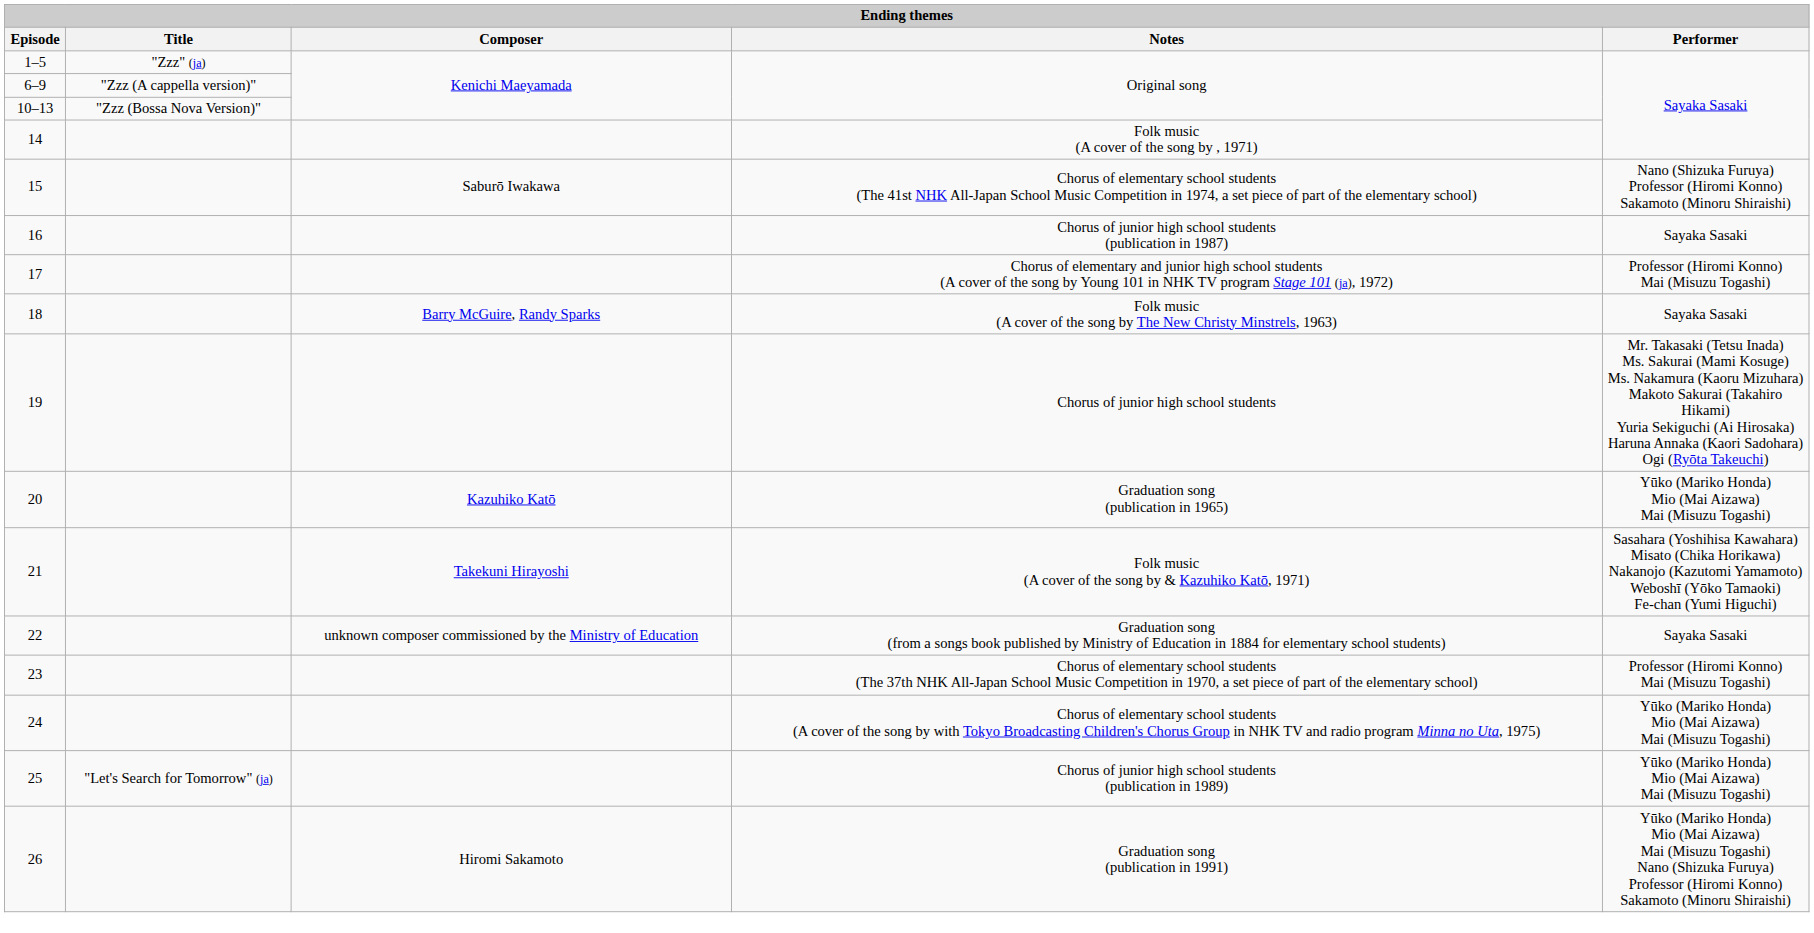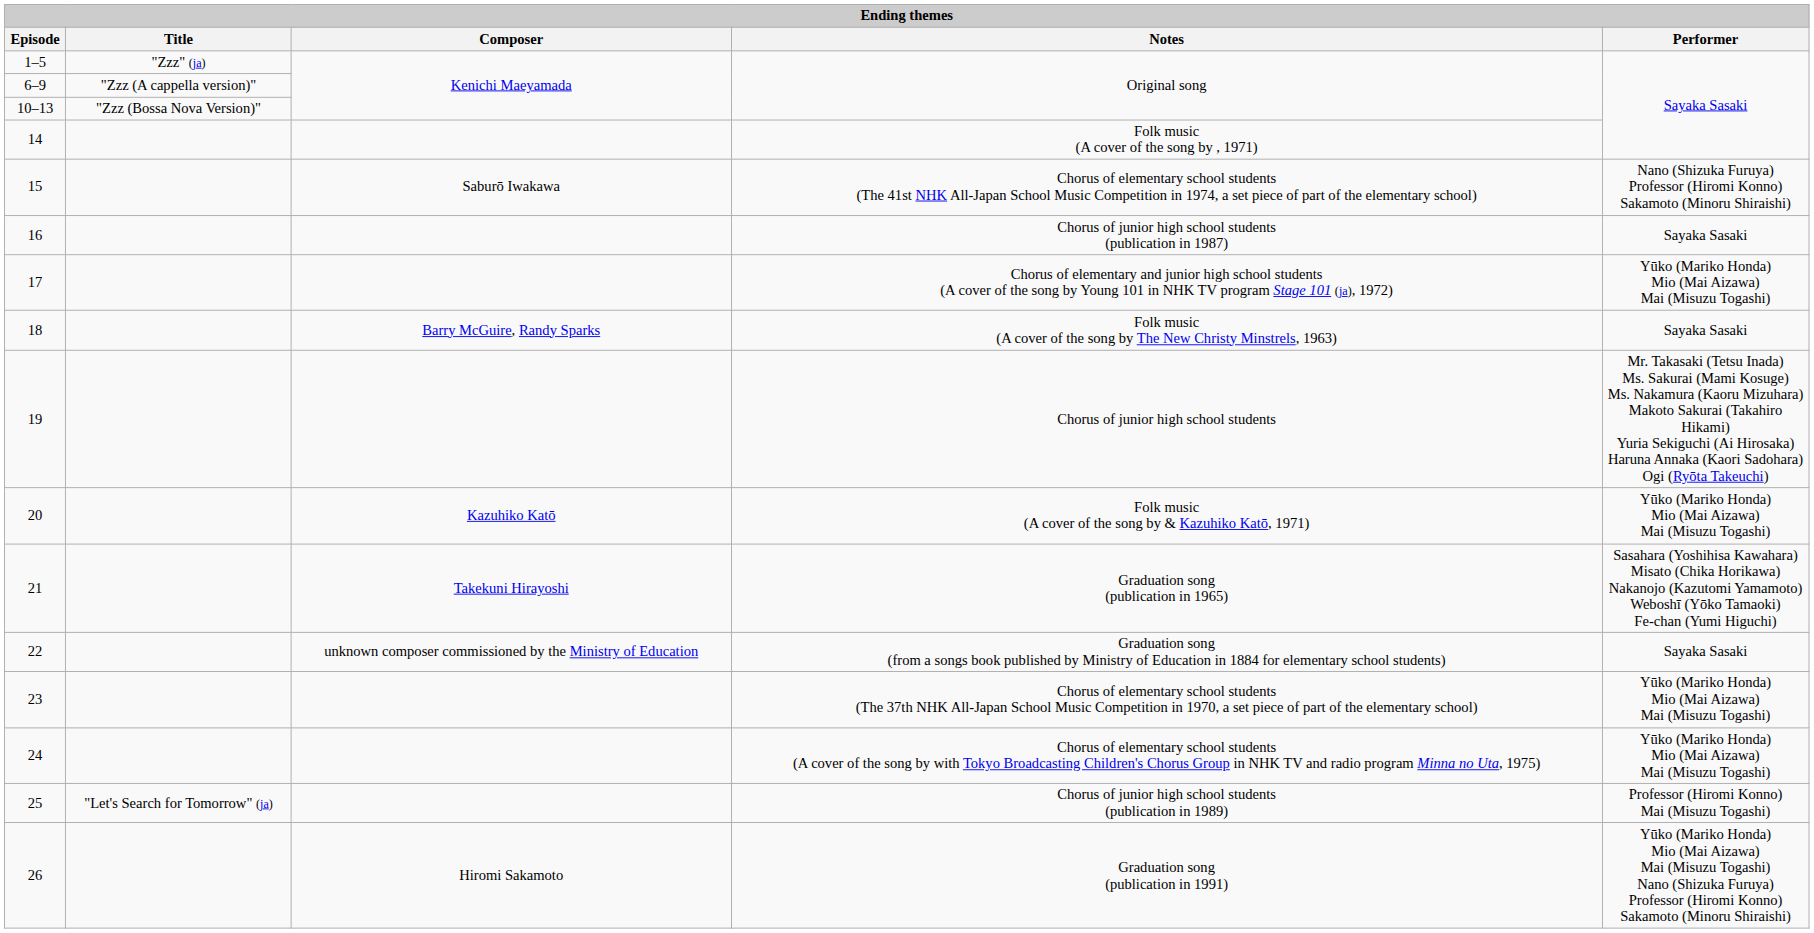(1706, 274) Professor (Hiromi Konno) Mai (Misuzu Togashi) -> (1706, 282) Yūko (Mariko Honda) Mio (Mai Aizawa) Mai (Misuzu Togashi)
(1167, 499) Graduation song (publication in 1965) -> (1167, 515) Folk music (A cover of the song by & Kazuhiko Katō, 1971)
(1167, 571) Folk music (A cover of the song by & Kazuhiko Katō, 1971) -> (1167, 587) Graduation song (publication in 1965)
(1706, 675) Professor (Hiromi Konno) Mai (Misuzu Togashi) -> (1706, 699) Yūko (Mariko Honda) Mio (Mai Aizawa) Mai (Misuzu Togashi)
(1706, 778) Yūko (Mariko Honda) Mio (Mai Aizawa) Mai (Misuzu Togashi) -> (1706, 803) Professor (Hiromi Konno) Mai (Misuzu Togashi)
